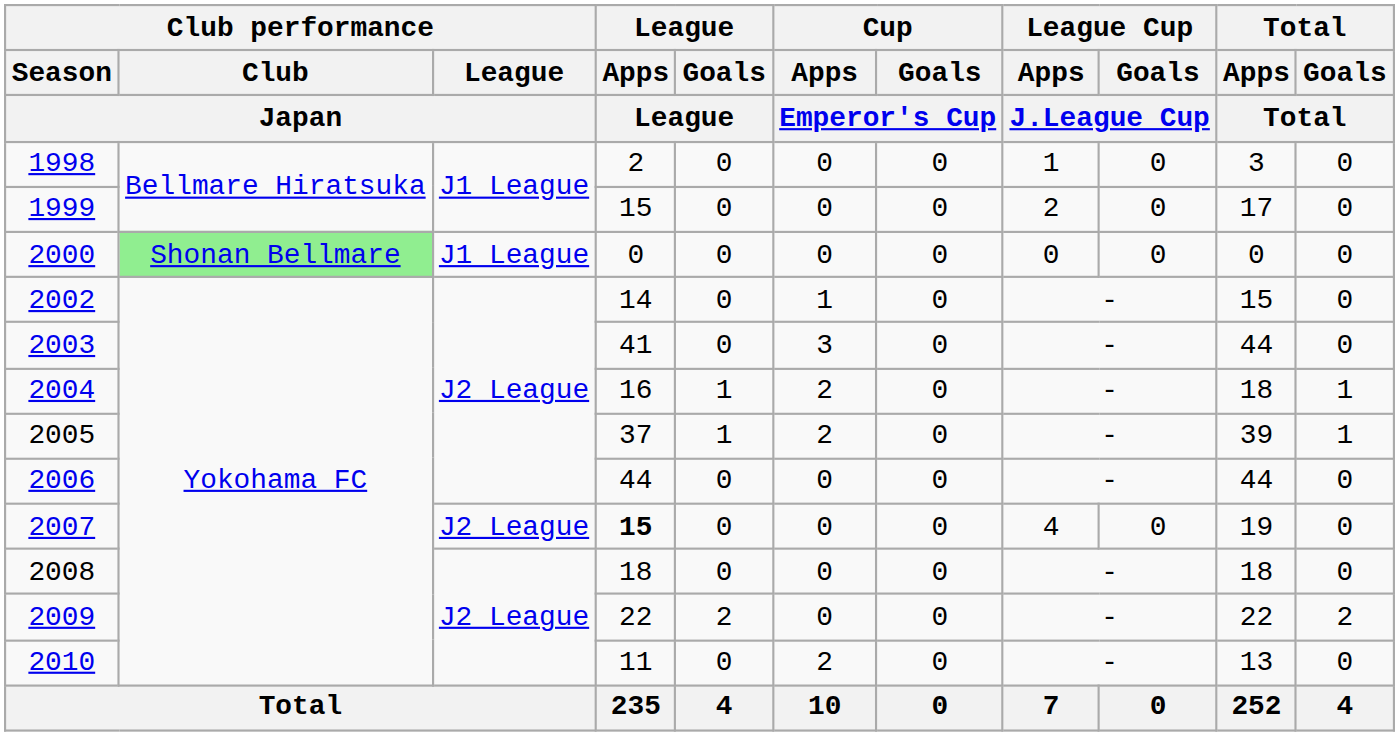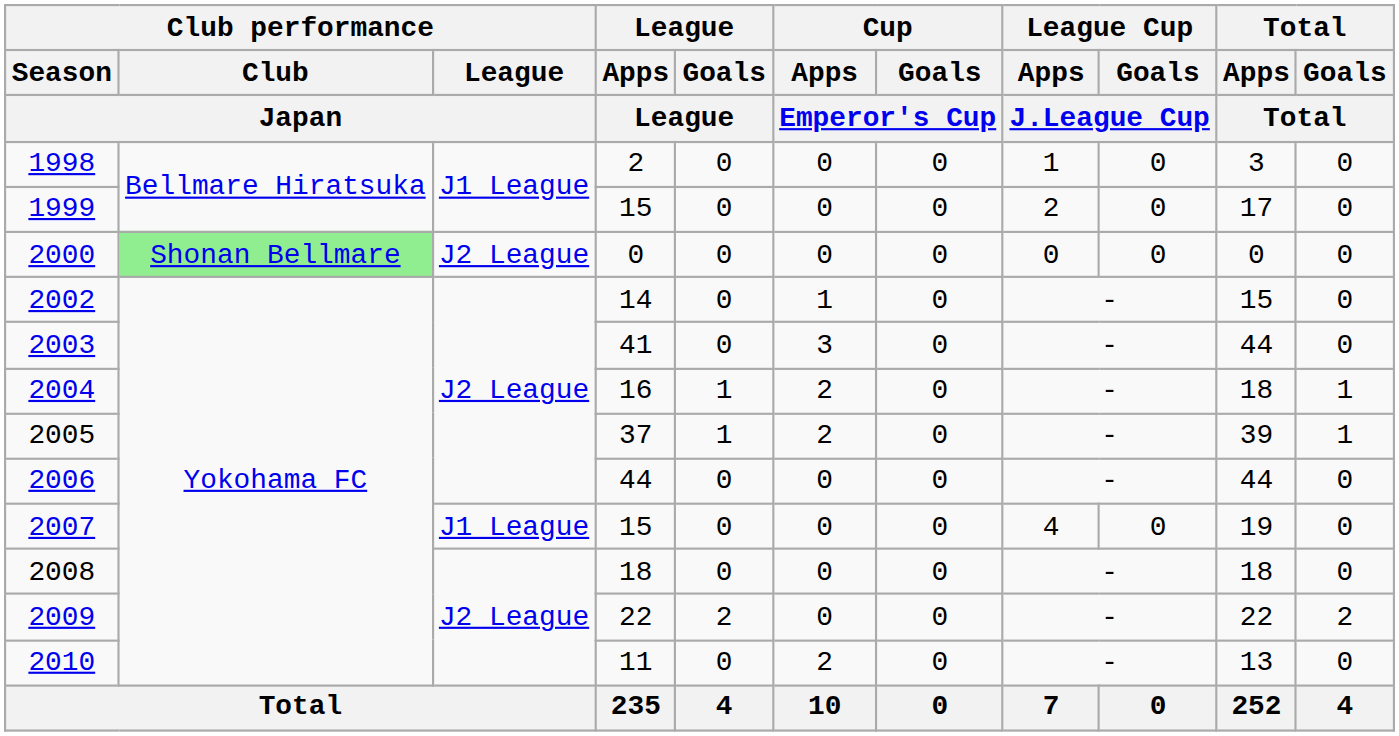(514, 254) J1 League -> (514, 254) J2 League
(514, 526) J2 League -> (514, 526) J1 League
(636, 526) bold -> (636, 526) normal
